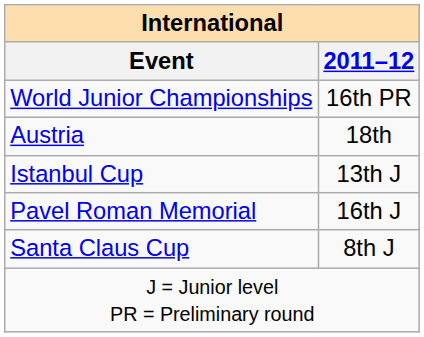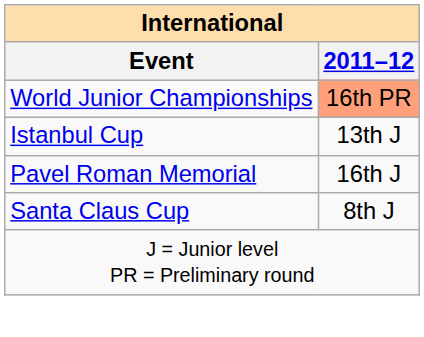(369, 98) no background -> (369, 98) lightsalmon background
- row: (47, 135)
